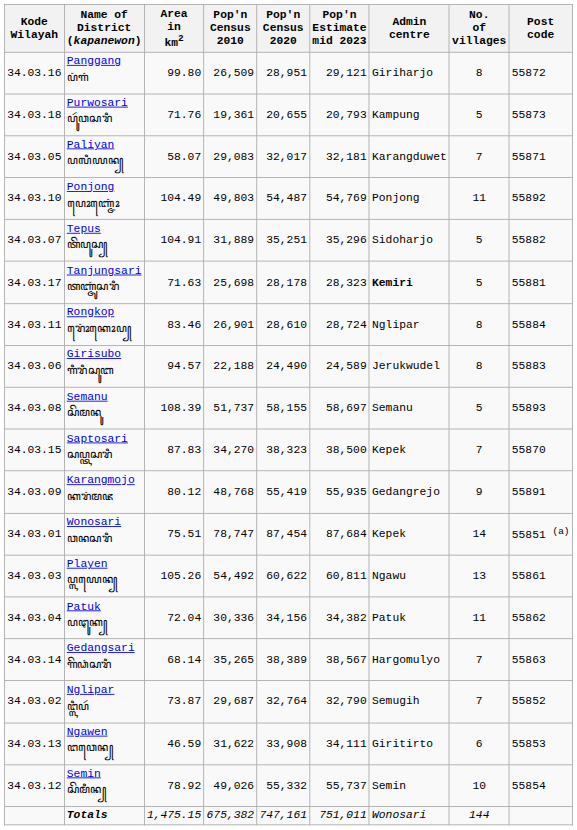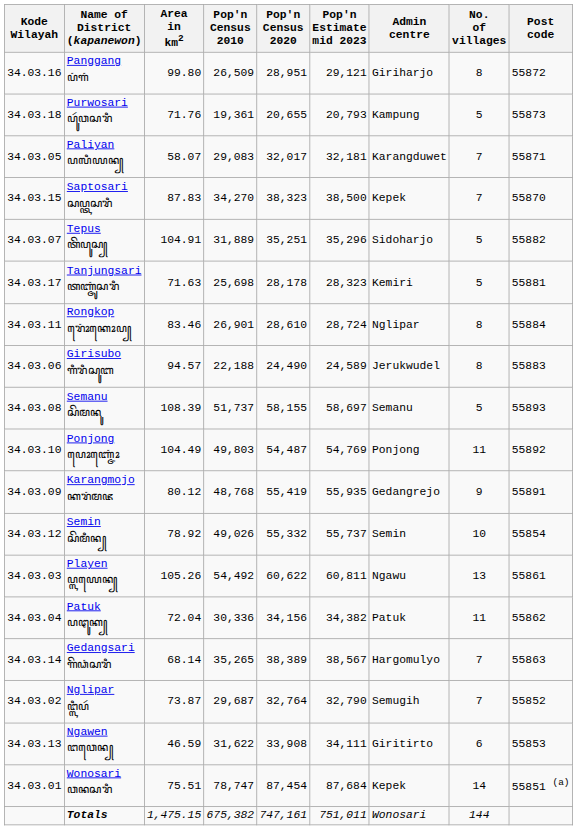rows swapped: (97, 447) <-> (93, 195)
(392, 282) bold -> (392, 282) normal
rows swapped: (94, 530) <-> (86, 782)
